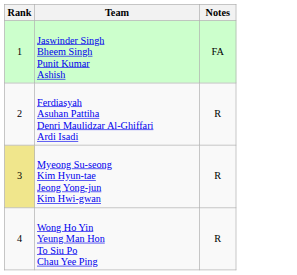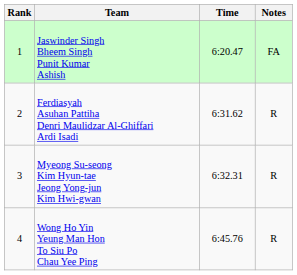+ column: (227, 12)
(19, 176) khaki background -> (19, 176) no background
